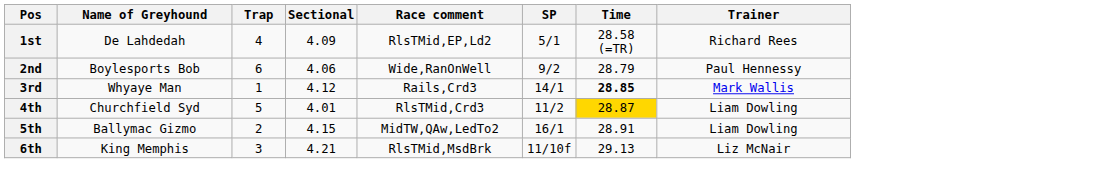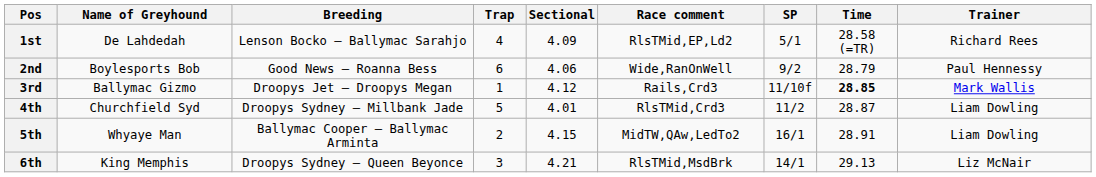+ column: (353, 14)
(145, 88) Whyaye Man -> (145, 88) Ballymac Gizmo
(549, 88) 14/1 -> (790, 88) 11/10f
(616, 108) gold background -> (857, 108) no background
(145, 128) Ballymac Gizmo -> (145, 135) Whyaye Man
(549, 148) 11/10f -> (790, 162) 14/1
